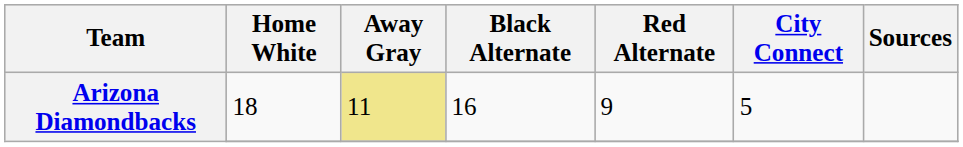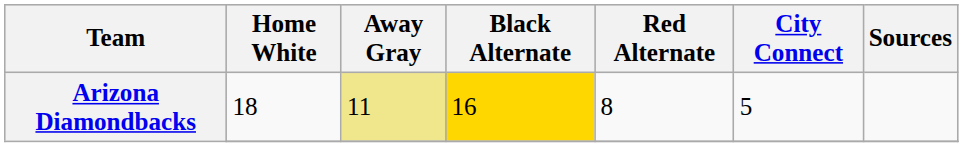(464, 106) no background -> (464, 106) gold background
(607, 106) 9 -> (607, 106) 8
